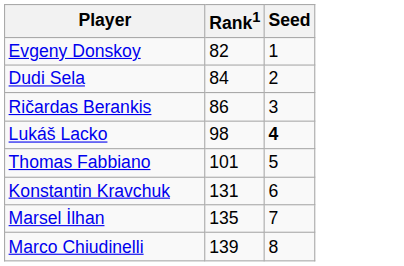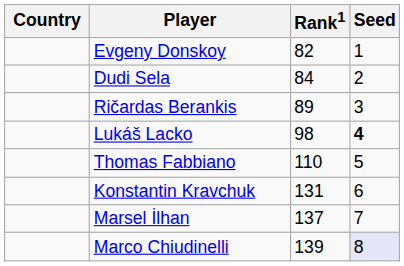+ column: (47, 20)
(219, 106) 86 -> (304, 106) 89
(224, 162) 101 -> (308, 162) 110
(224, 218) 135 -> (309, 218) 137
(273, 246) no background -> (359, 246) lavender background
